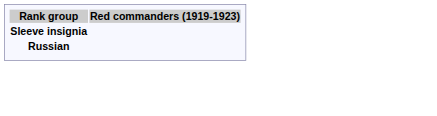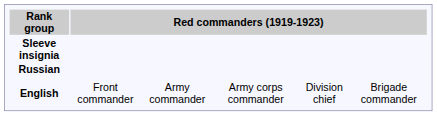+ row: (39, 93)
